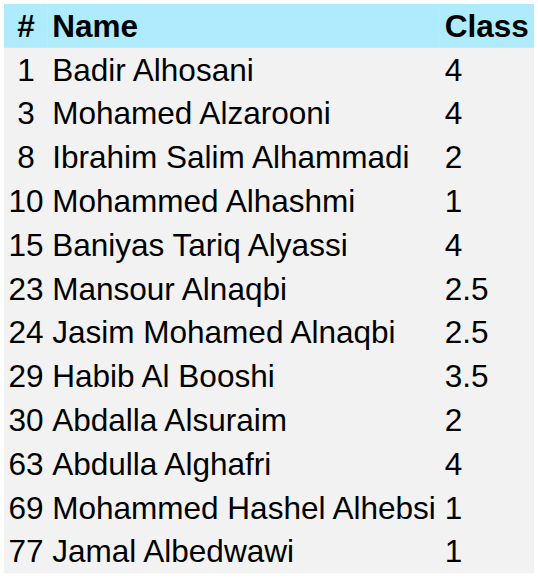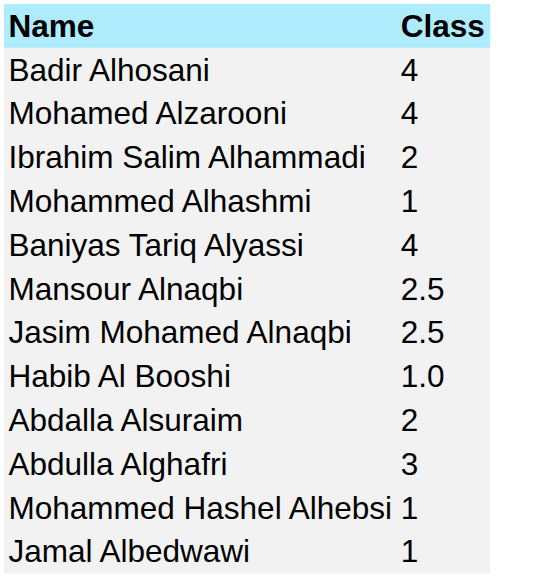- column: (26, 26)
(467, 376) 3.5 -> (423, 376) 1.0
(453, 464) 4 -> (410, 464) 3
